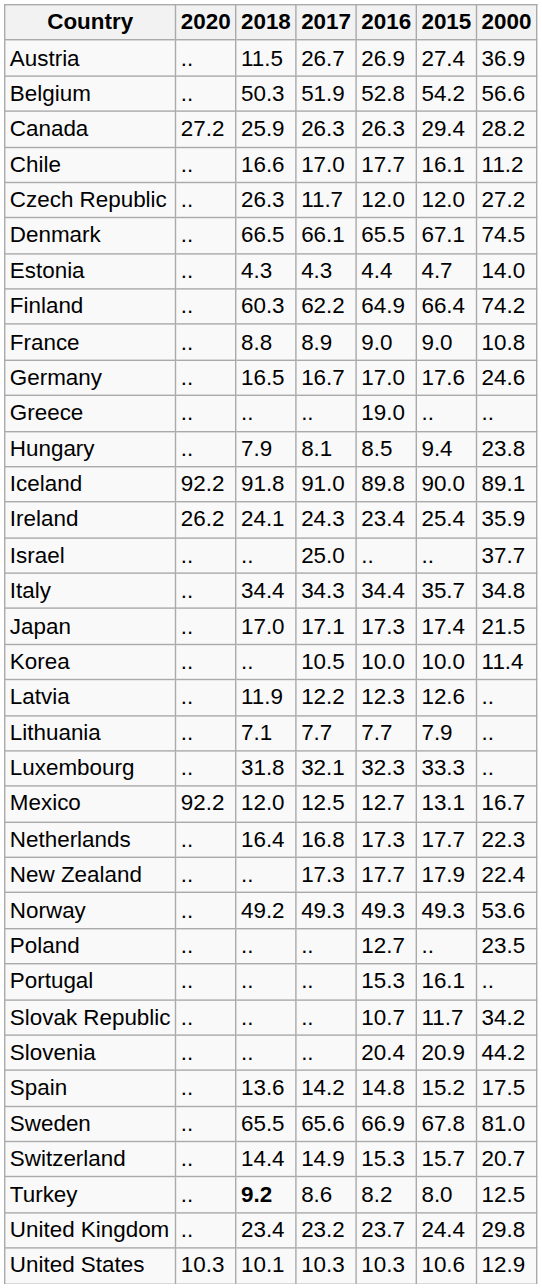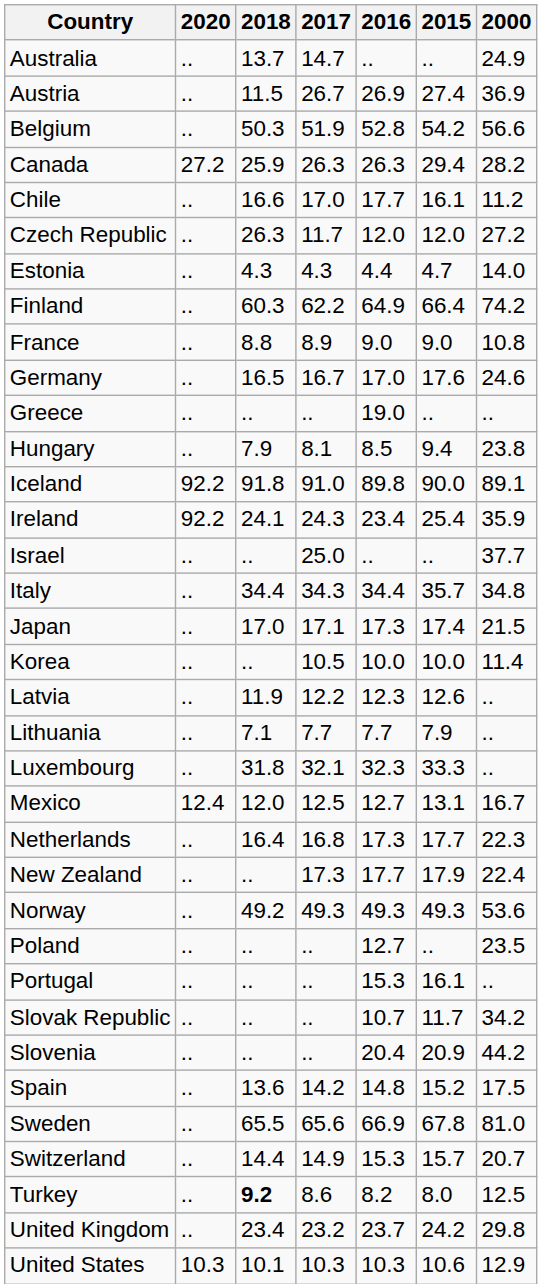+ row: (53, 57)
- row: (55, 235)
(203, 519) 26.2 -> (203, 519) 92.2
(203, 803) 92.2 -> (203, 803) 12.4
(443, 1230) 24.4 -> (443, 1230) 24.2
